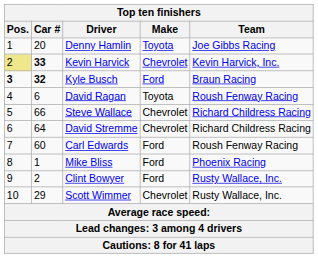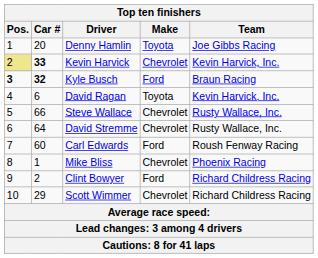(245, 96) Roush Fenway Racing -> (236, 96) Kevin Harvick, Inc.
(252, 113) Richard Childress Racing -> (237, 113) Rusty Wallace, Inc.
(252, 129) Richard Childress Racing -> (237, 129) Rusty Wallace, Inc.
(153, 163) Ford -> (165, 163) Chevrolet
(237, 179) Rusty Wallace, Inc. -> (252, 179) Richard Childress Racing
(237, 196) Rusty Wallace, Inc. -> (252, 196) Richard Childress Racing
